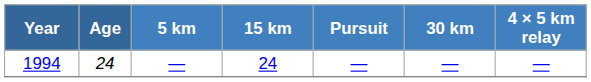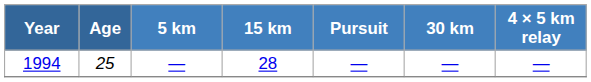(105, 64) 24 -> (105, 64) 25
(268, 64) 24 -> (268, 64) 28
